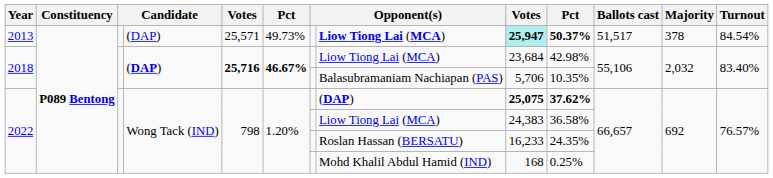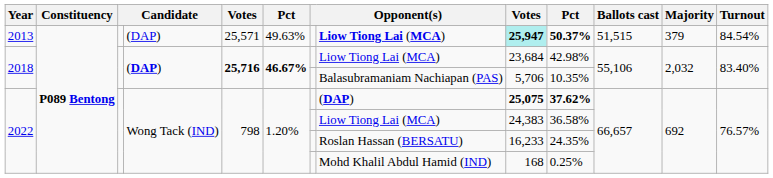(285, 36) 49.73% -> (285, 36) 49.63%
(615, 36) 51,517 -> (615, 36) 51,515
(675, 36) 378 -> (675, 36) 379
